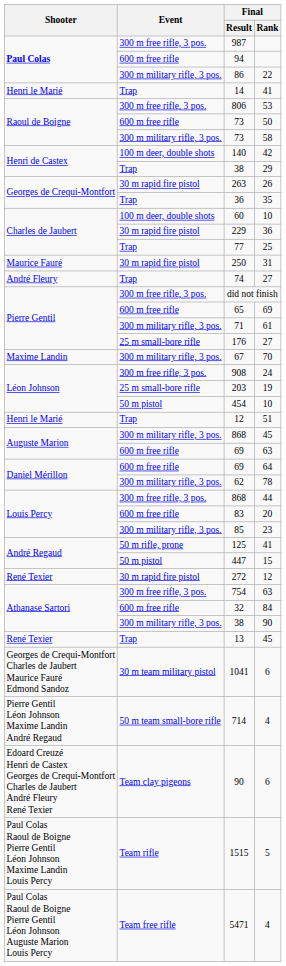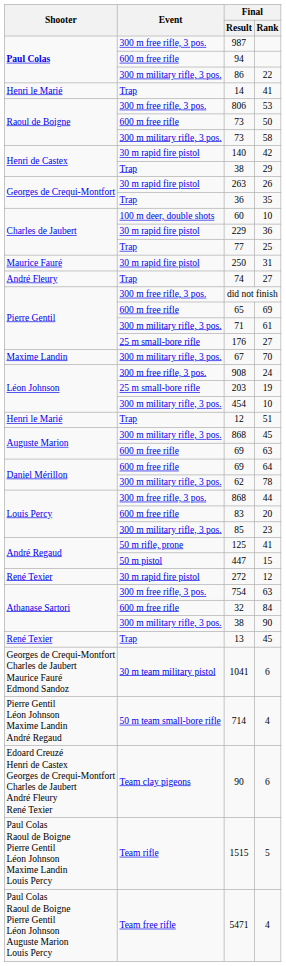(167, 153) 100 m deer, double shots -> (160, 153) 30 m rapid fire pistol
(141, 404) 50 m pistol -> (171, 404) 300 m military rifle, 3 pos.
